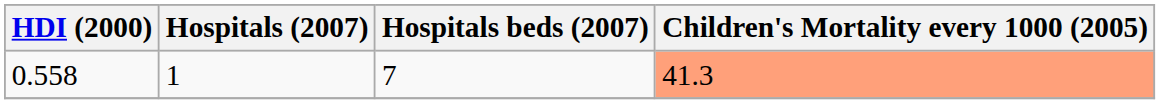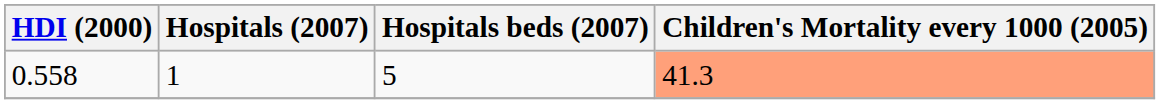(389, 74) 7 -> (389, 74) 5
